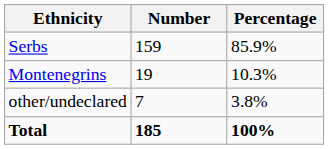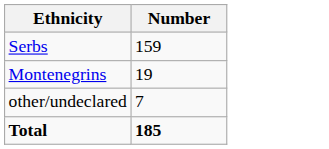- column: (275, 18)
